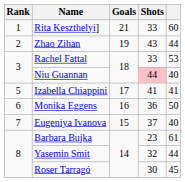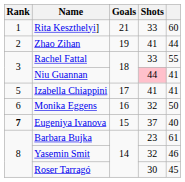(152, 43) 43 -> (152, 43) 41
(173, 59) 53 -> (173, 59) 55
(173, 75) 40 -> (173, 75) 41
(152, 106) 36 -> (152, 106) 32
(18, 122) normal -> (18, 122) bold
(173, 153) 44 -> (173, 153) 46
